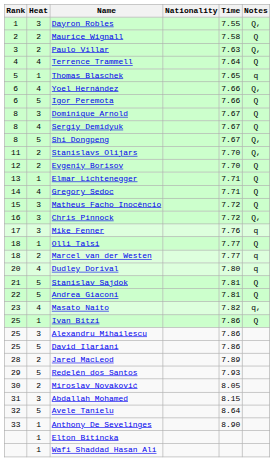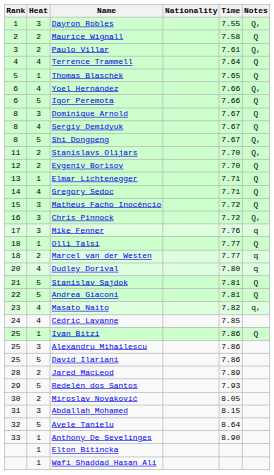(231, 50) 7.63 -> (231, 50) 7.61
(256, 75) q -> (256, 75) Q
+ row: (85, 321)
